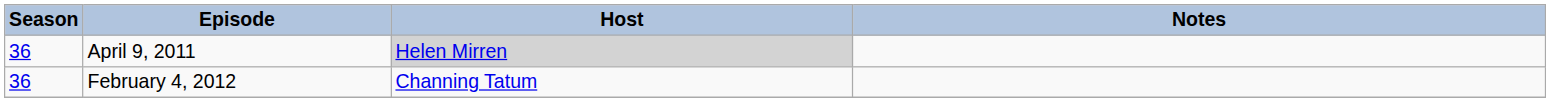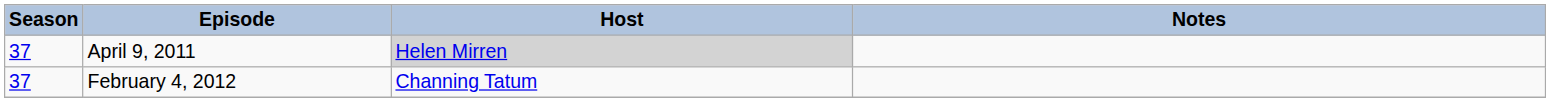(20, 50) 36 -> (20, 50) 37
(20, 81) 36 -> (20, 81) 37
